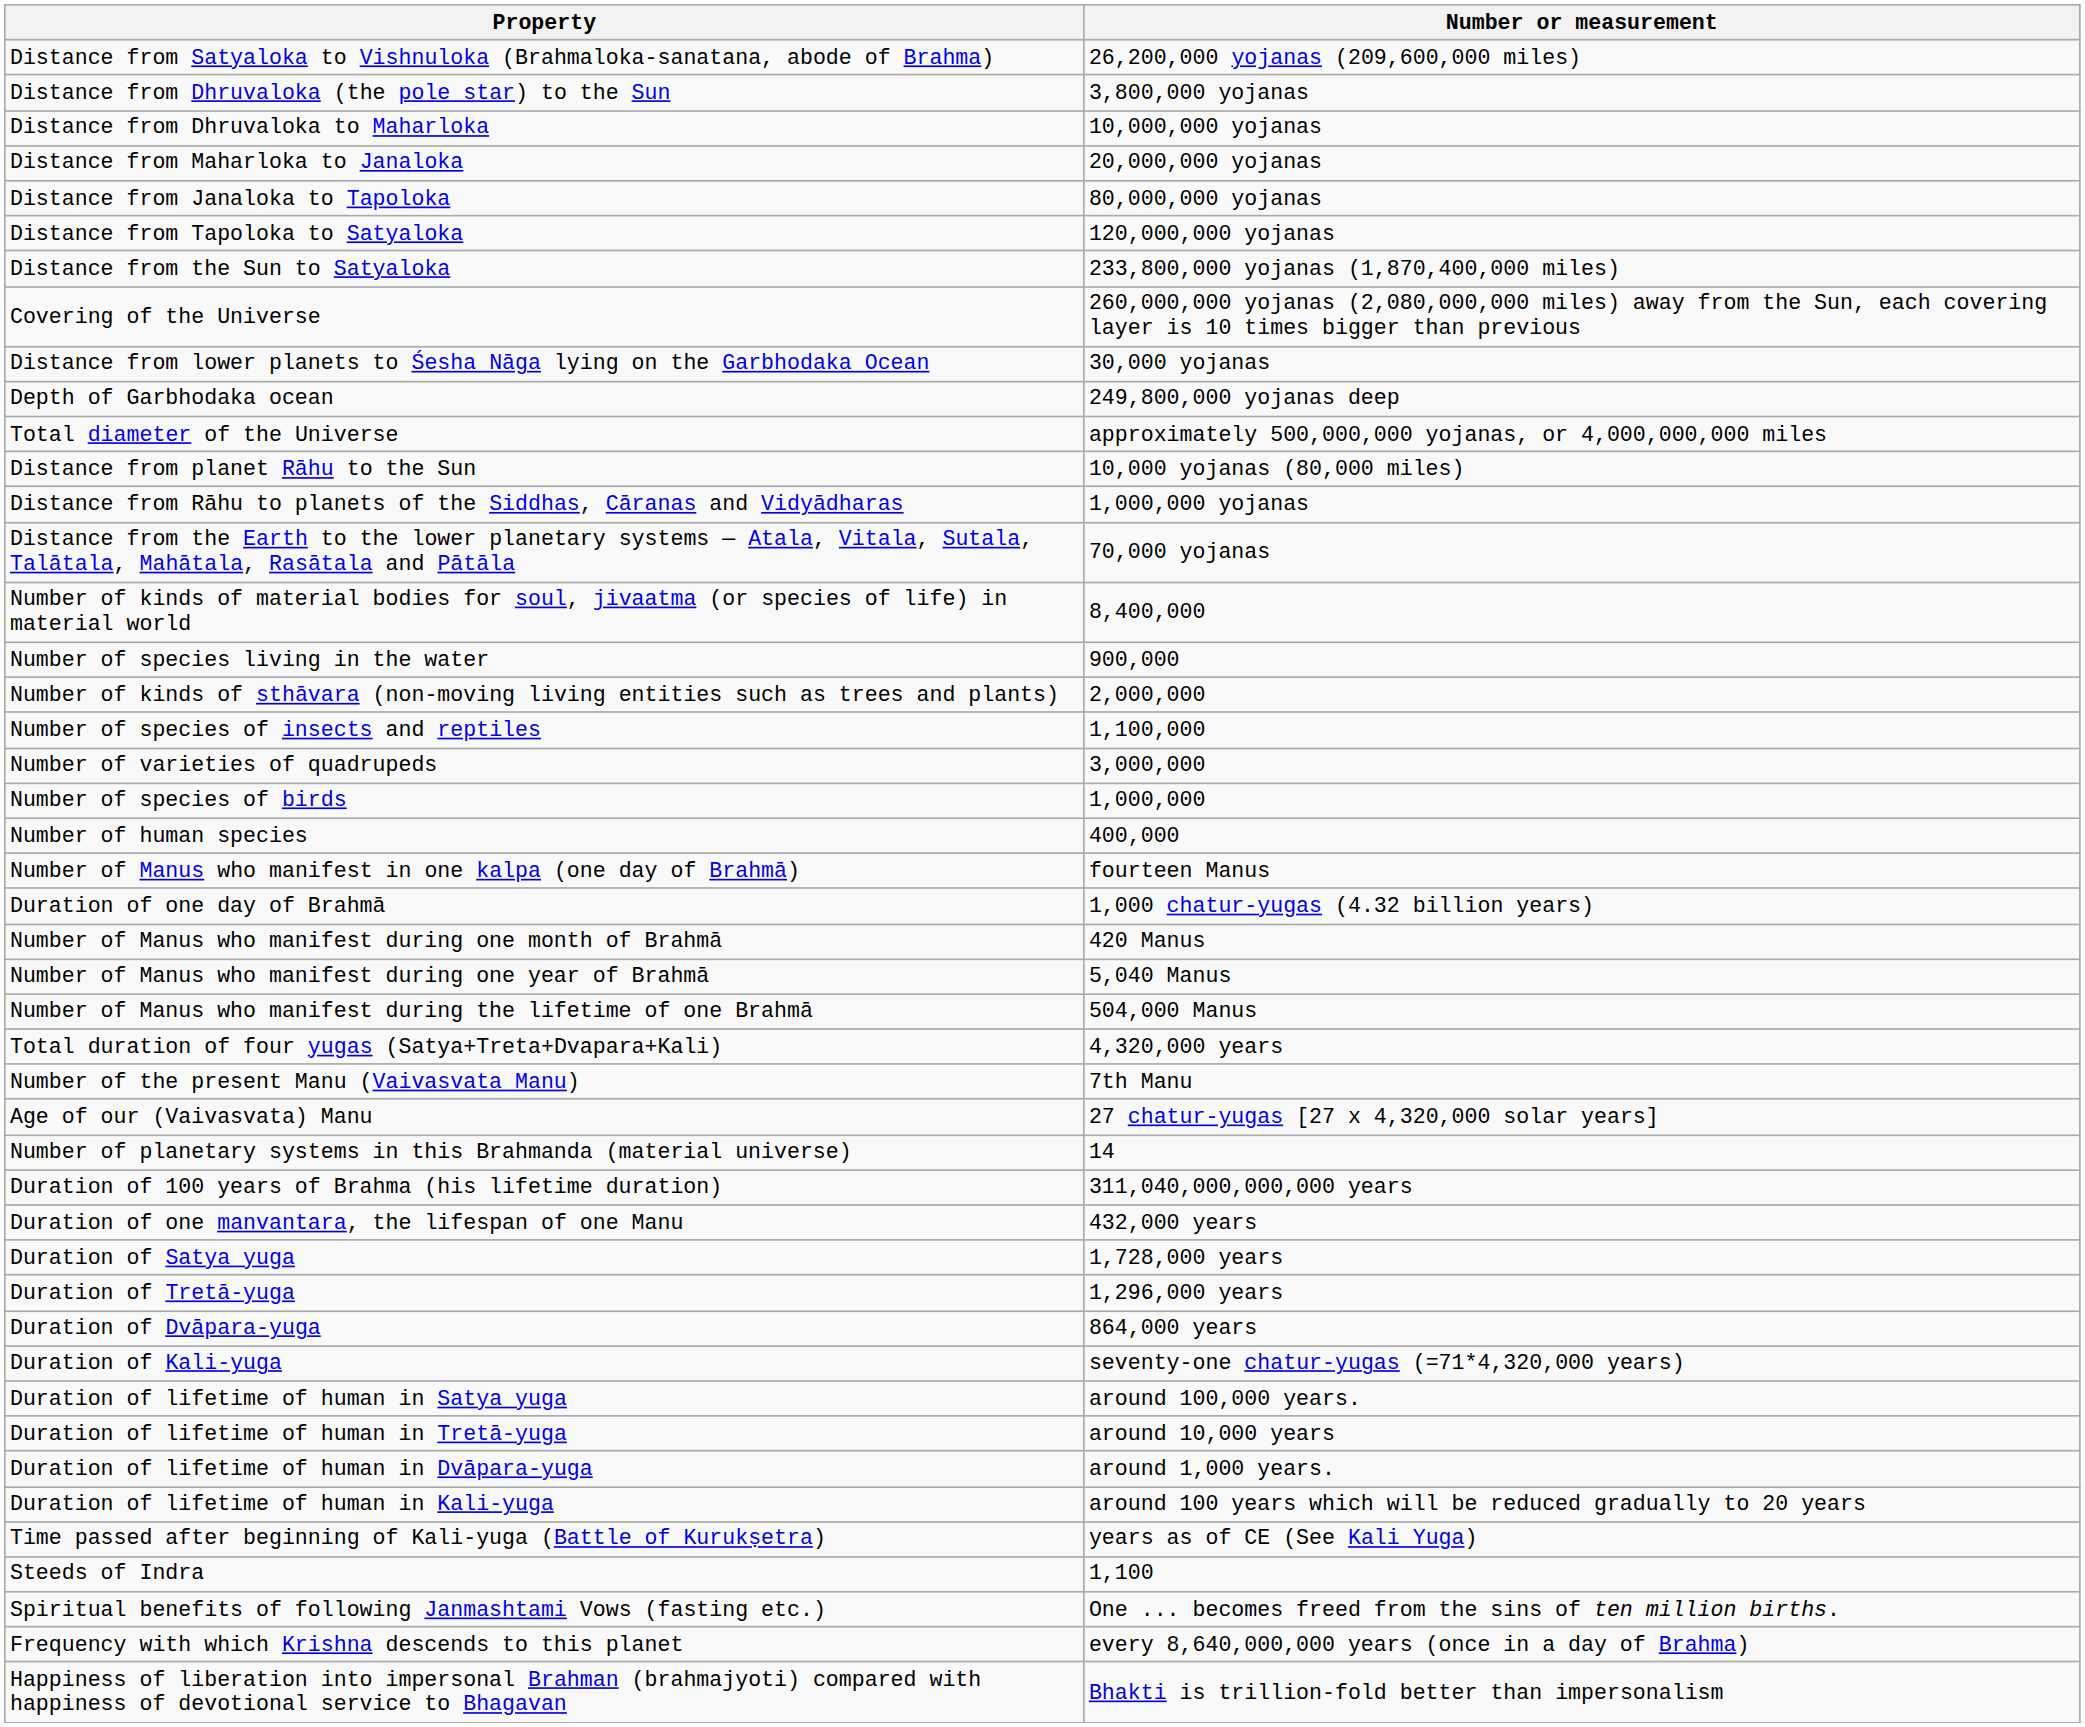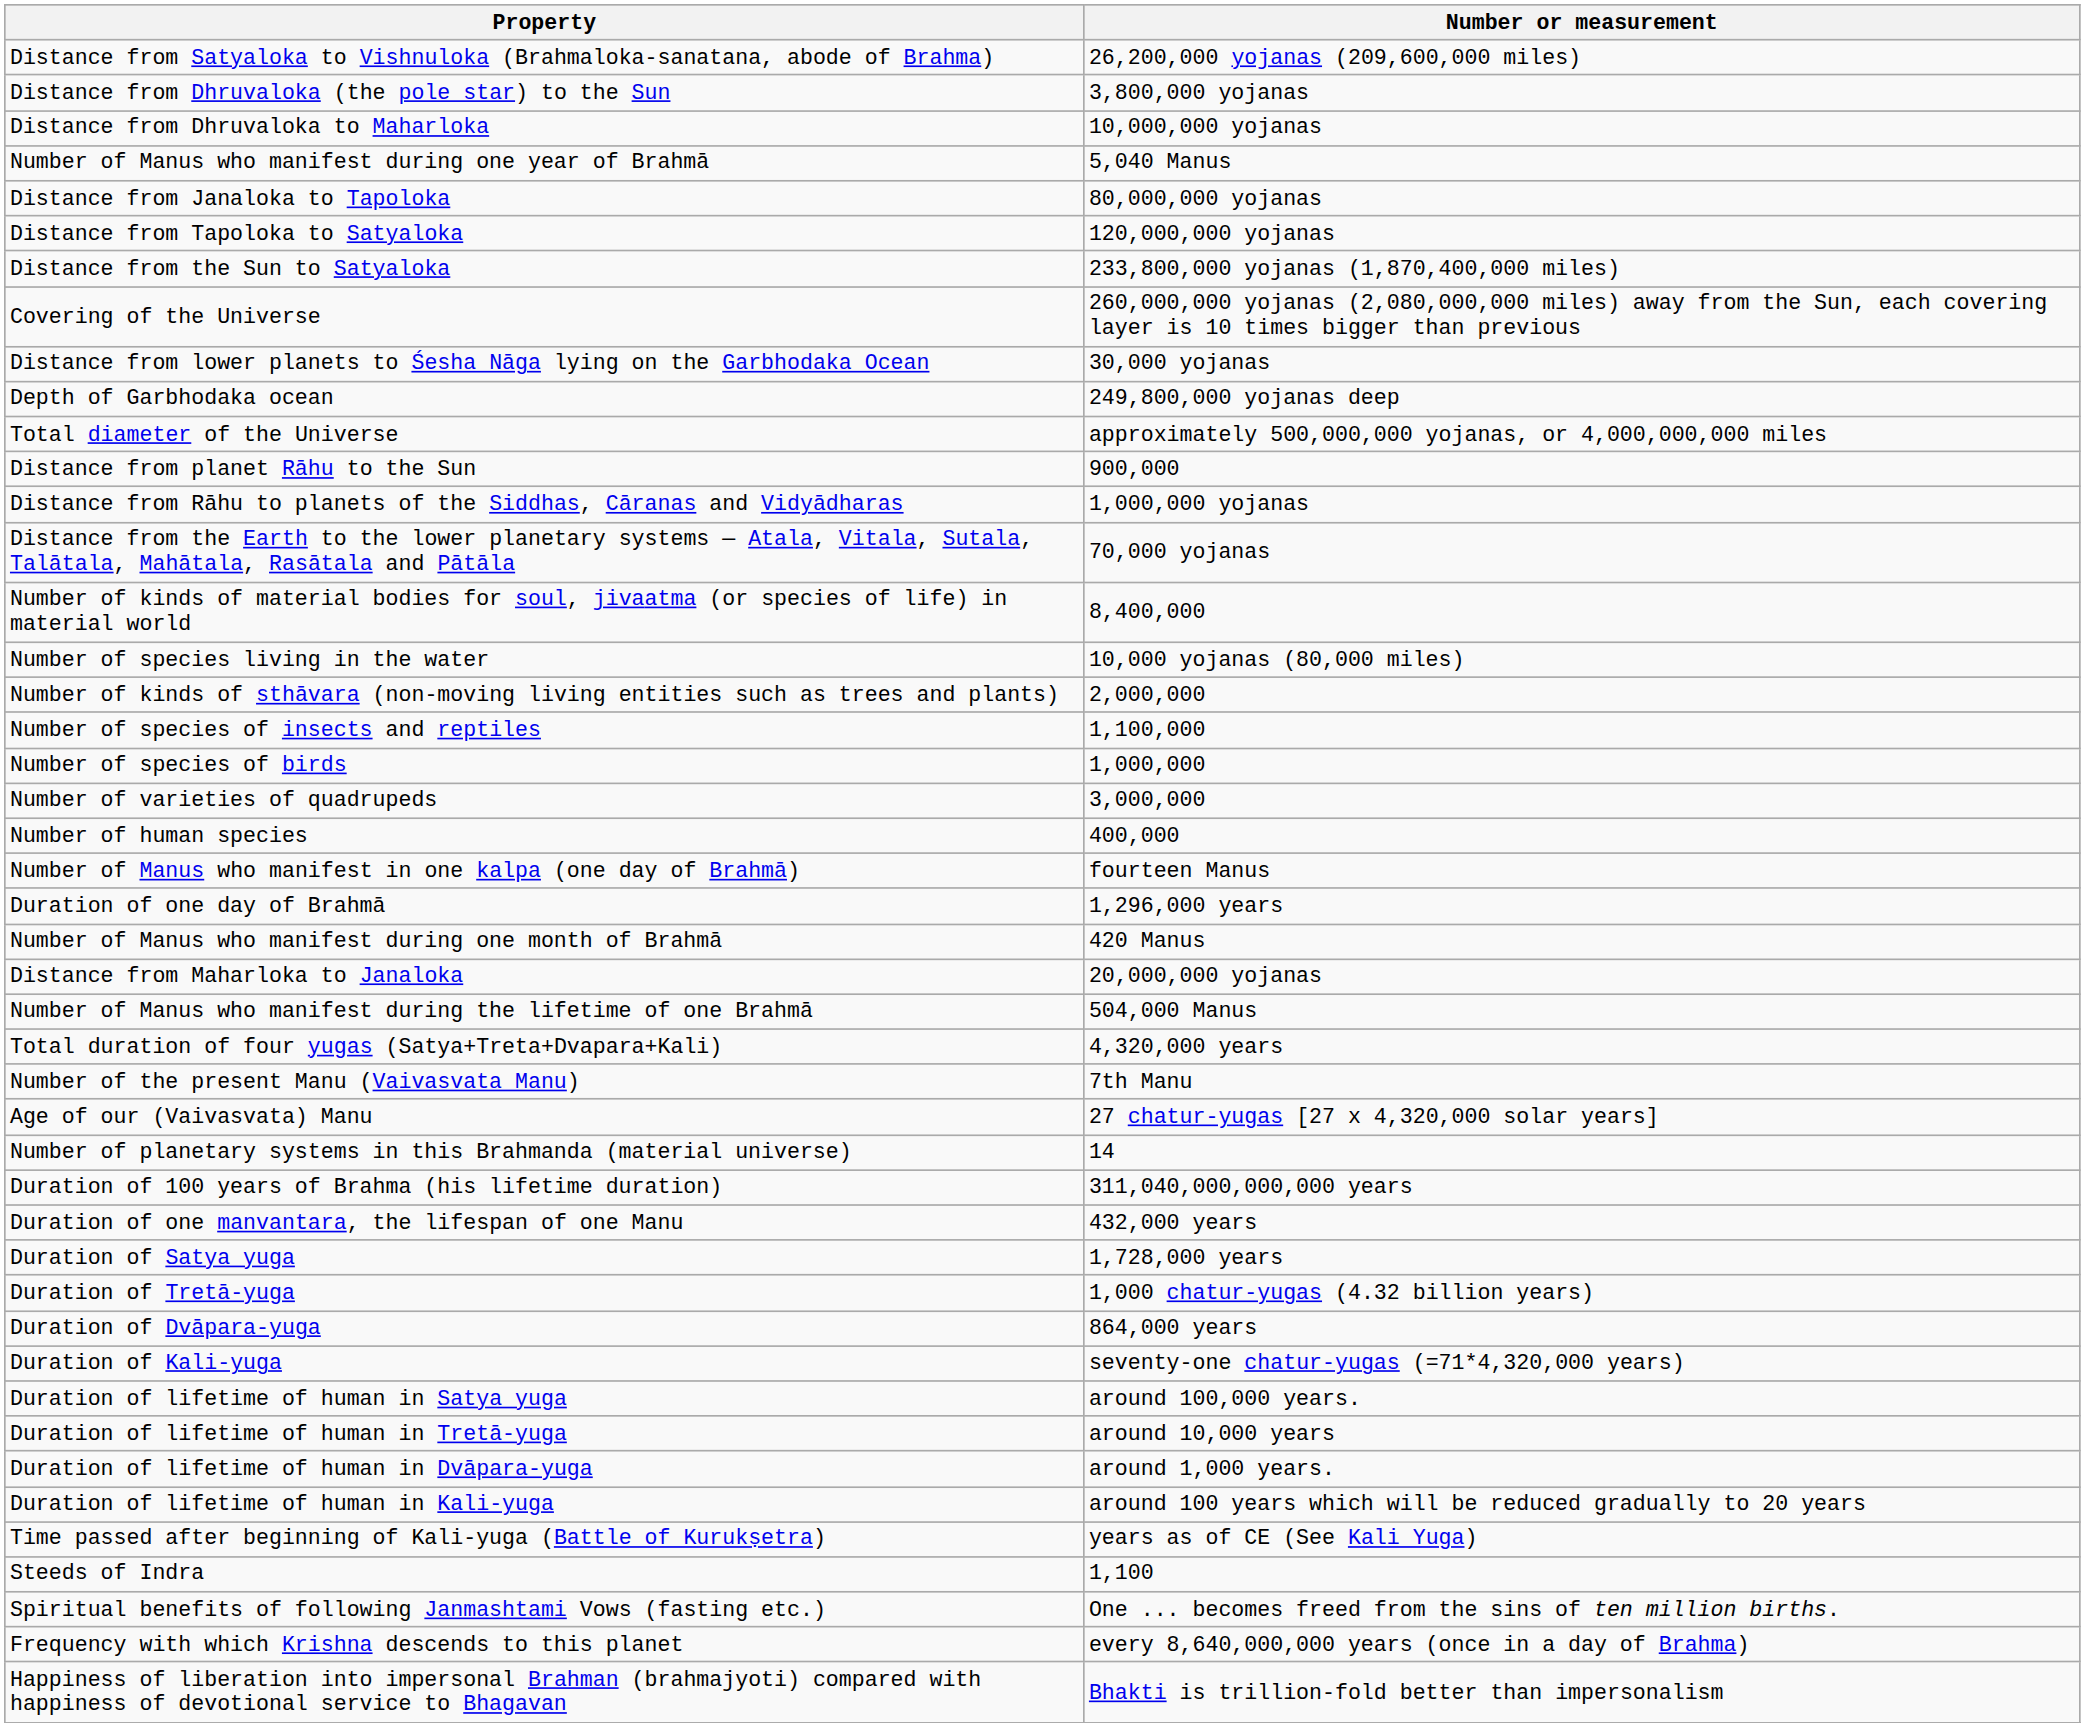rows swapped: (237, 163) <-> (360, 976)
(1277, 469) 10,000 yojanas (80,000 miles) -> (1134, 469) 900,000
(1134, 660) 900,000 -> (1277, 660) 10,000 yojanas (80,000 miles)
rows swapped: (178, 801) <-> (224, 765)
(1341, 906) 1,000 chatur-yugas (4.32 billion years) -> (1186, 906) 1,296,000 years
(1186, 1293) 1,296,000 years -> (1341, 1293) 1,000 chatur-yugas (4.32 billion years)
